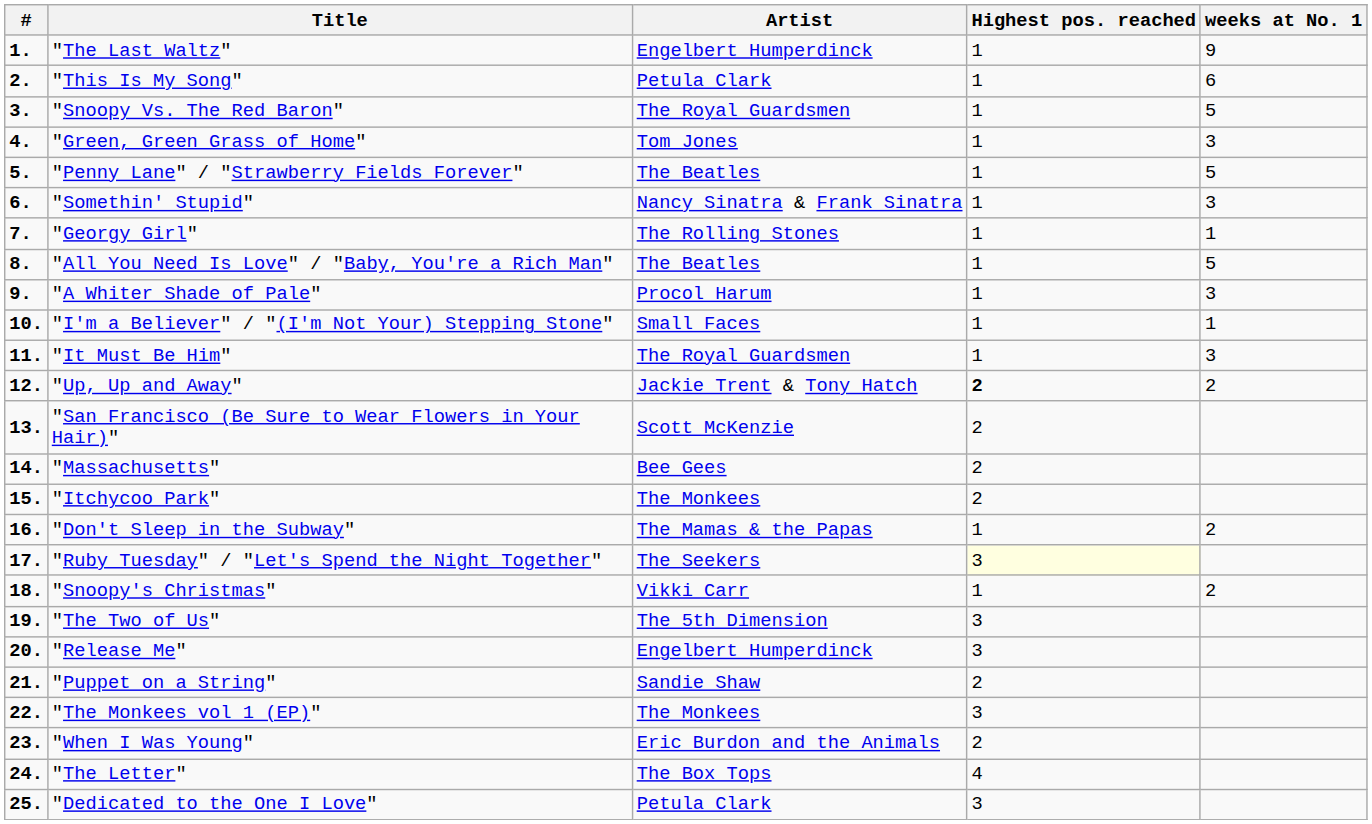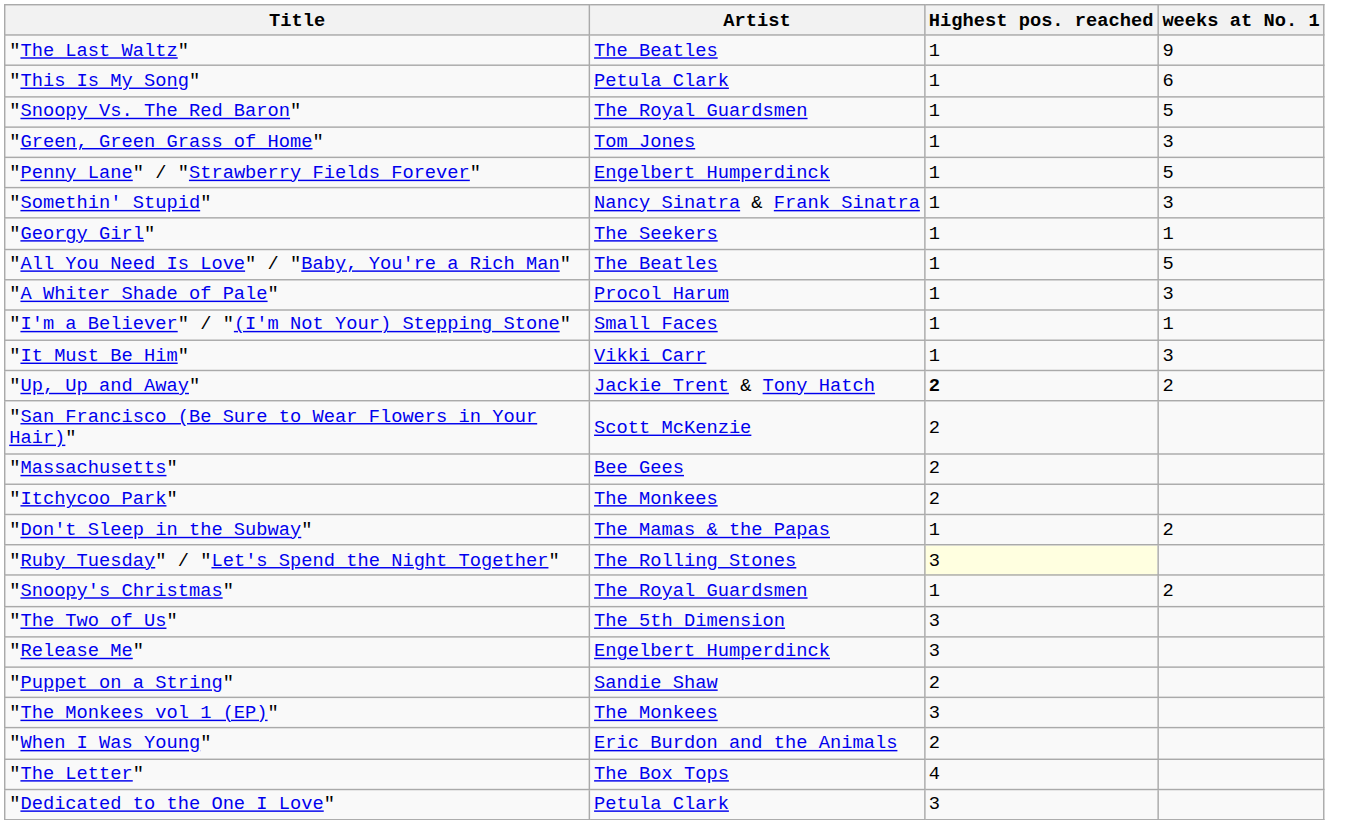- column: (26, 20)
(755, 50) Engelbert Humperdinck -> (656, 50) The Beatles
(698, 173) The Beatles -> (712, 173) Engelbert Humperdinck
(738, 234) The Rolling Stones -> (656, 234) The Seekers
(743, 356) The Royal Guardsmen -> (650, 356) Vikki Carr
(698, 560) The Seekers -> (695, 560) The Rolling Stones
(693, 591) Vikki Carr -> (701, 591) The Royal Guardsmen
